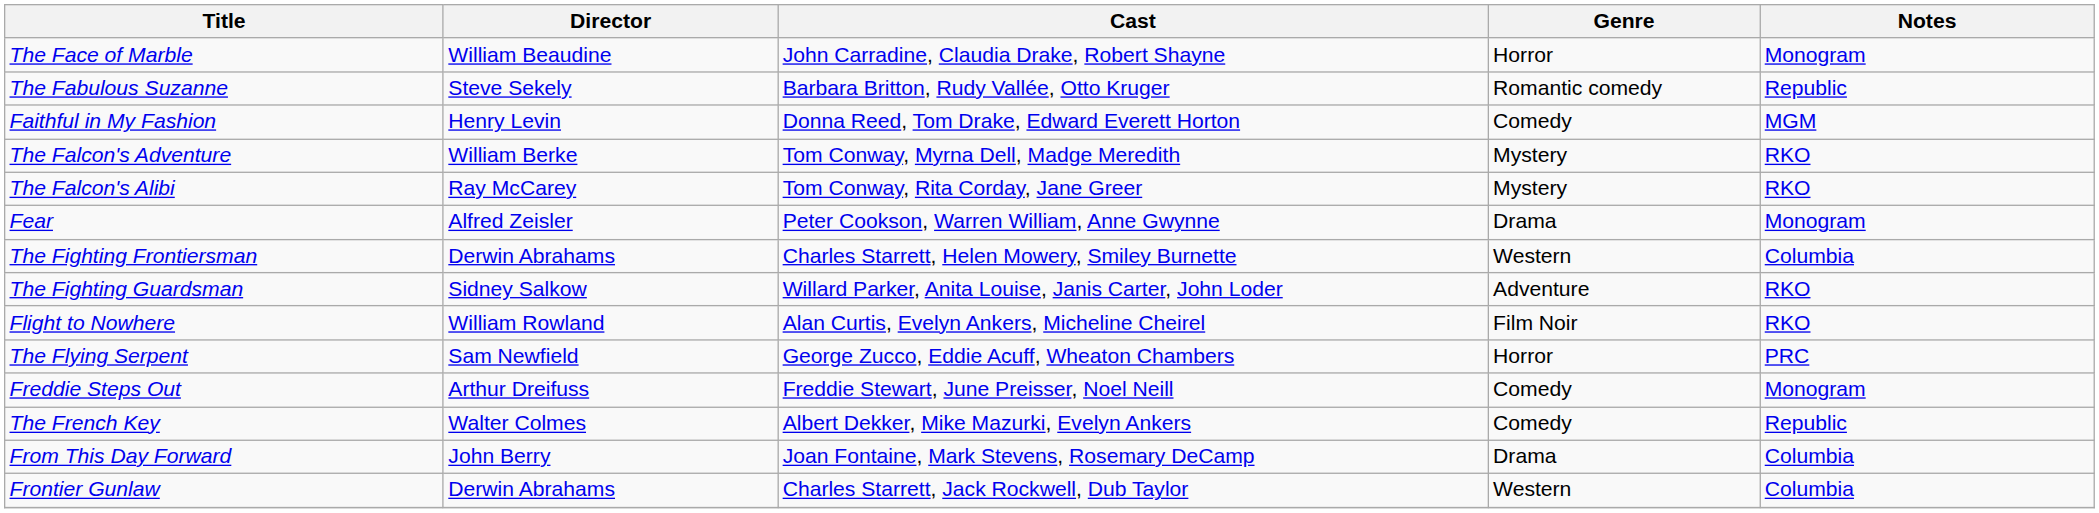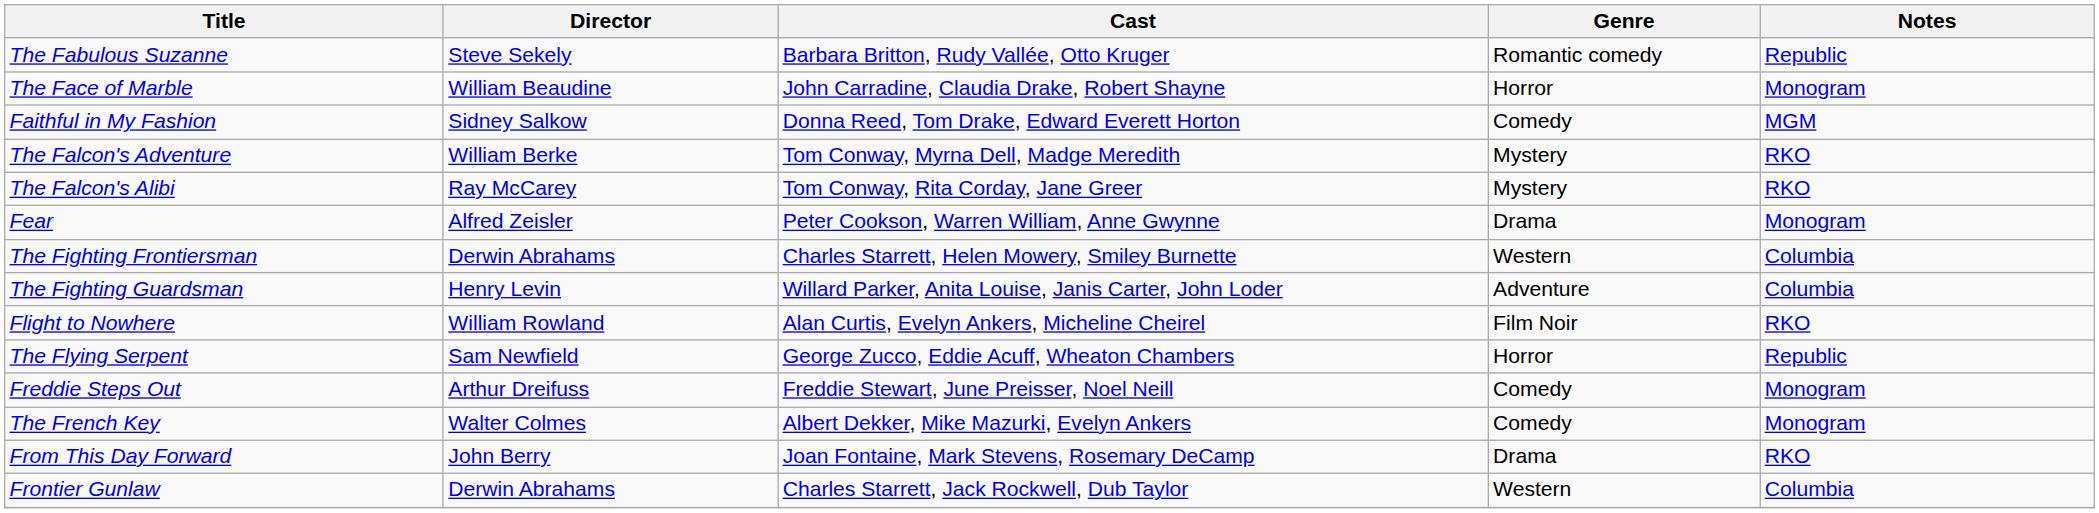rows swapped: (119, 88) <-> (101, 54)
(505, 121) Henry Levin -> (518, 121) Sidney Salkow
(518, 289) Sidney Salkow -> (505, 289) Henry Levin
(1788, 289) RKO -> (1809, 289) Columbia
(1787, 356) PRC -> (1806, 356) Republic
(1806, 423) Republic -> (1815, 423) Monogram
(1809, 456) Columbia -> (1788, 456) RKO
